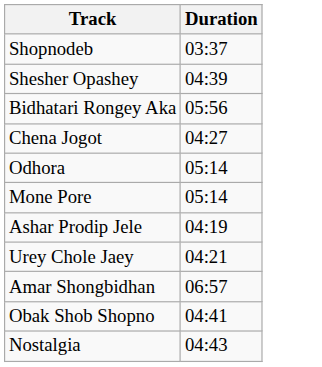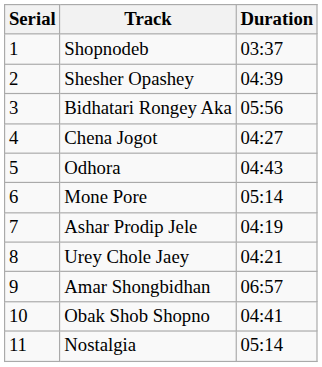+ column: (32, 19)
(206, 167) 05:14 -> (262, 167) 04:43
(206, 345) 04:43 -> (262, 345) 05:14
